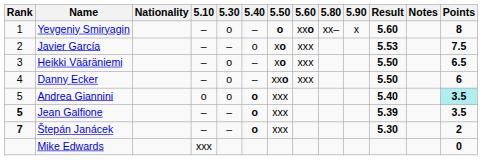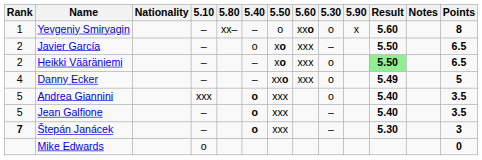columns swapped: (229, 12) <-> (331, 12)
(280, 29) bold -> (280, 29) normal
(388, 46) 5.53 -> (388, 46) 5.50
(459, 46) 7.5 -> (459, 46) 6.5
(20, 63) 3 -> (20, 63) 2
(388, 63) no background -> (388, 63) lightgreen background
(388, 79) 5.50 -> (388, 79) 5.49
(459, 79) 6 -> (459, 79) 5
(204, 96) o -> (204, 96) xxx
(459, 96) paleturquoise background -> (459, 96) no background
(20, 113) bold -> (20, 113) normal
(388, 113) 5.39 -> (388, 113) 5.40
(459, 130) 2 -> (459, 130) 3
(204, 146) xxx -> (204, 146) o
